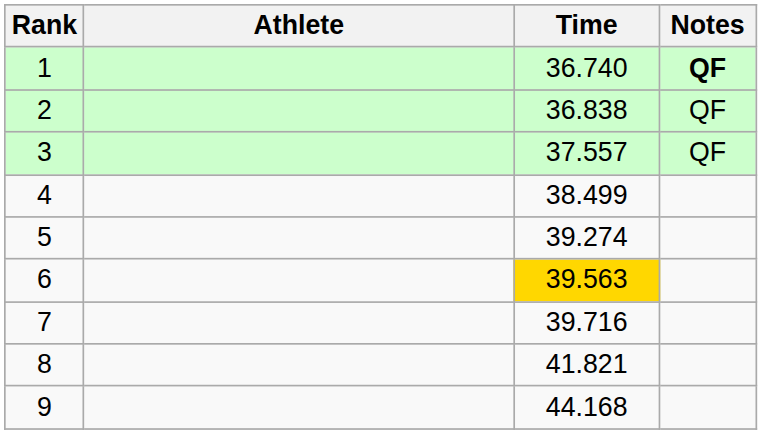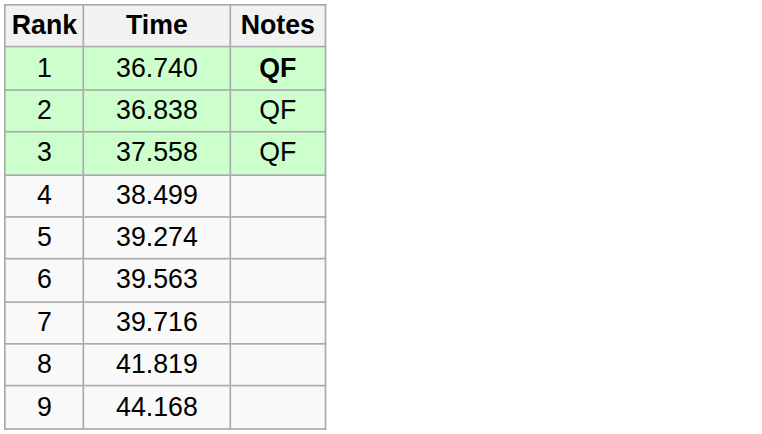- column: (299, 25)
(587, 152) 37.557 -> (157, 152) 37.558
(587, 279) gold background -> (157, 279) no background
(587, 364) 41.821 -> (157, 364) 41.819
